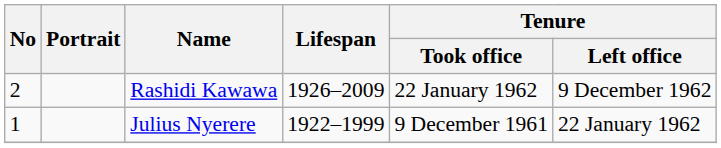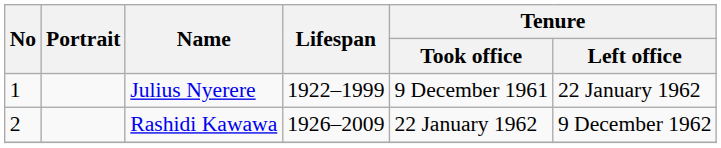rows swapped: (193, 124) <-> (204, 90)
